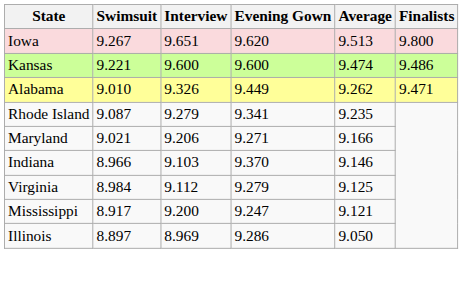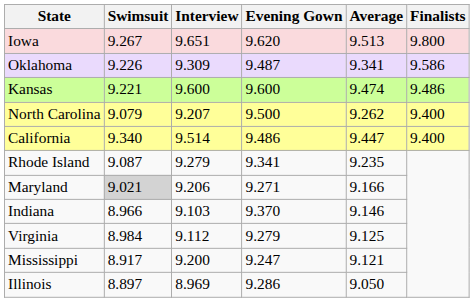+ row: (40, 65)
- row: (36, 89)
+ row: (54, 114)
+ row: (39, 138)
(114, 138) no background -> (125, 187) lightgrey background
